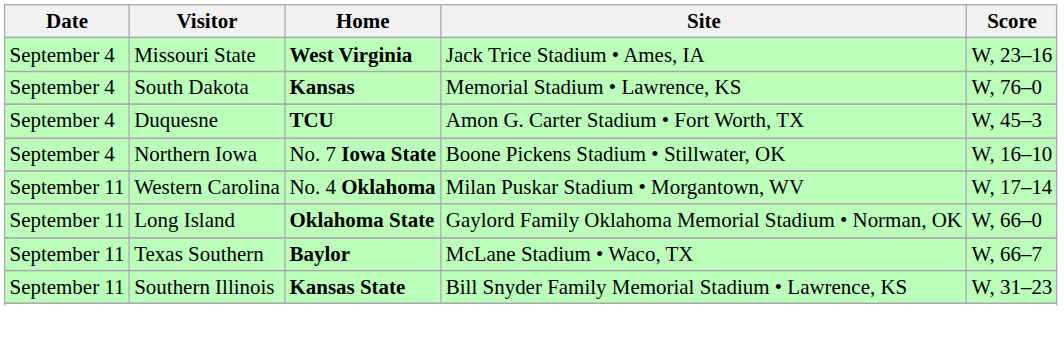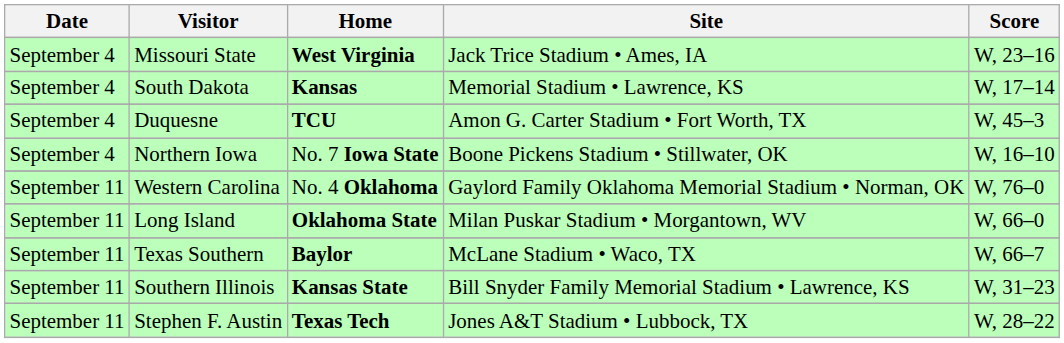(1007, 87) W, 76–0 -> (1014, 87) W, 17–14
(625, 187) Milan Puskar Stadium • Morgantown, WV -> (706, 187) Gaylord Family Oklahoma Memorial Stadium • Norman, OK
(1012, 187) W, 17–14 -> (1009, 187) W, 76–0
(704, 220) Gaylord Family Oklahoma Memorial Stadium • Norman, OK -> (627, 220) Milan Puskar Stadium • Morgantown, WV
+ row: (208, 320)
